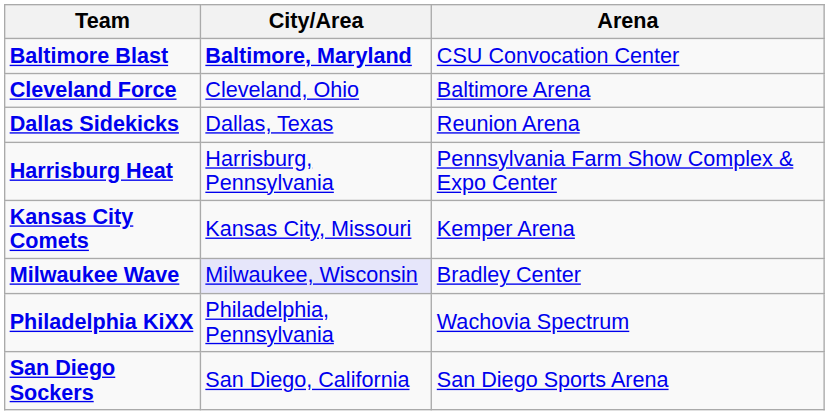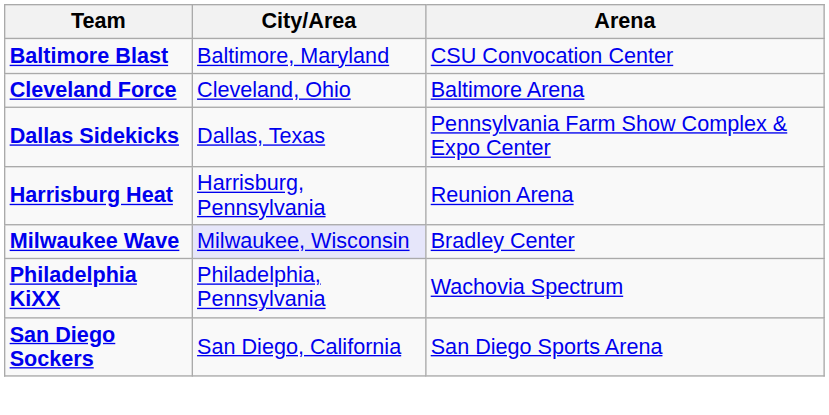(309, 55) bold -> (293, 55) normal
(508, 124) Reunion Arena -> (609, 136) Pennsylvania Farm Show Complex & Expo Center
(615, 170) Pennsylvania Farm Show Complex & Expo Center -> (502, 195) Reunion Arena
- row: (71, 229)
